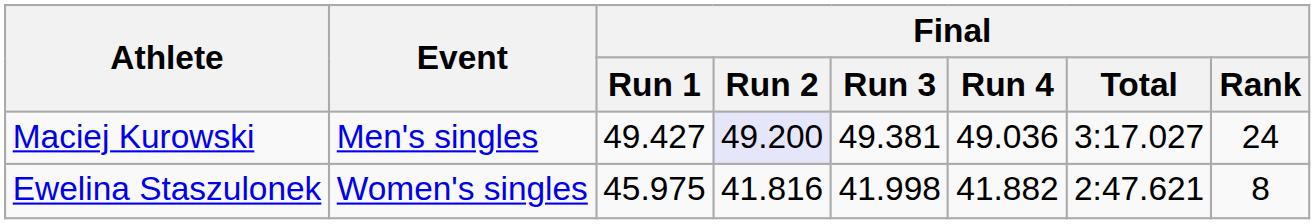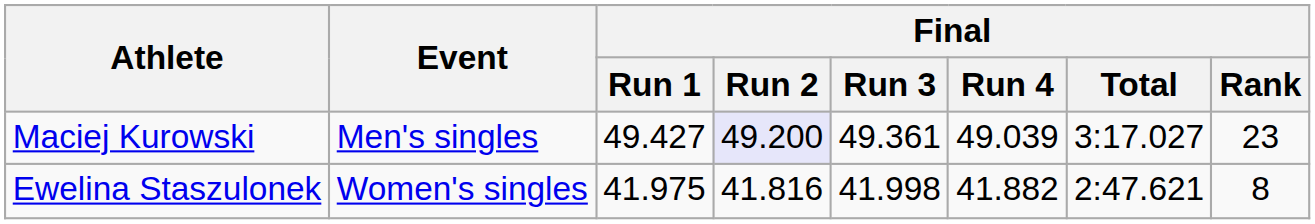(890, 137) 49.381 -> (890, 137) 49.361
(1007, 137) 49.036 -> (1007, 137) 49.039
(1260, 137) 24 -> (1260, 137) 23
(654, 190) 45.975 -> (654, 190) 41.975
